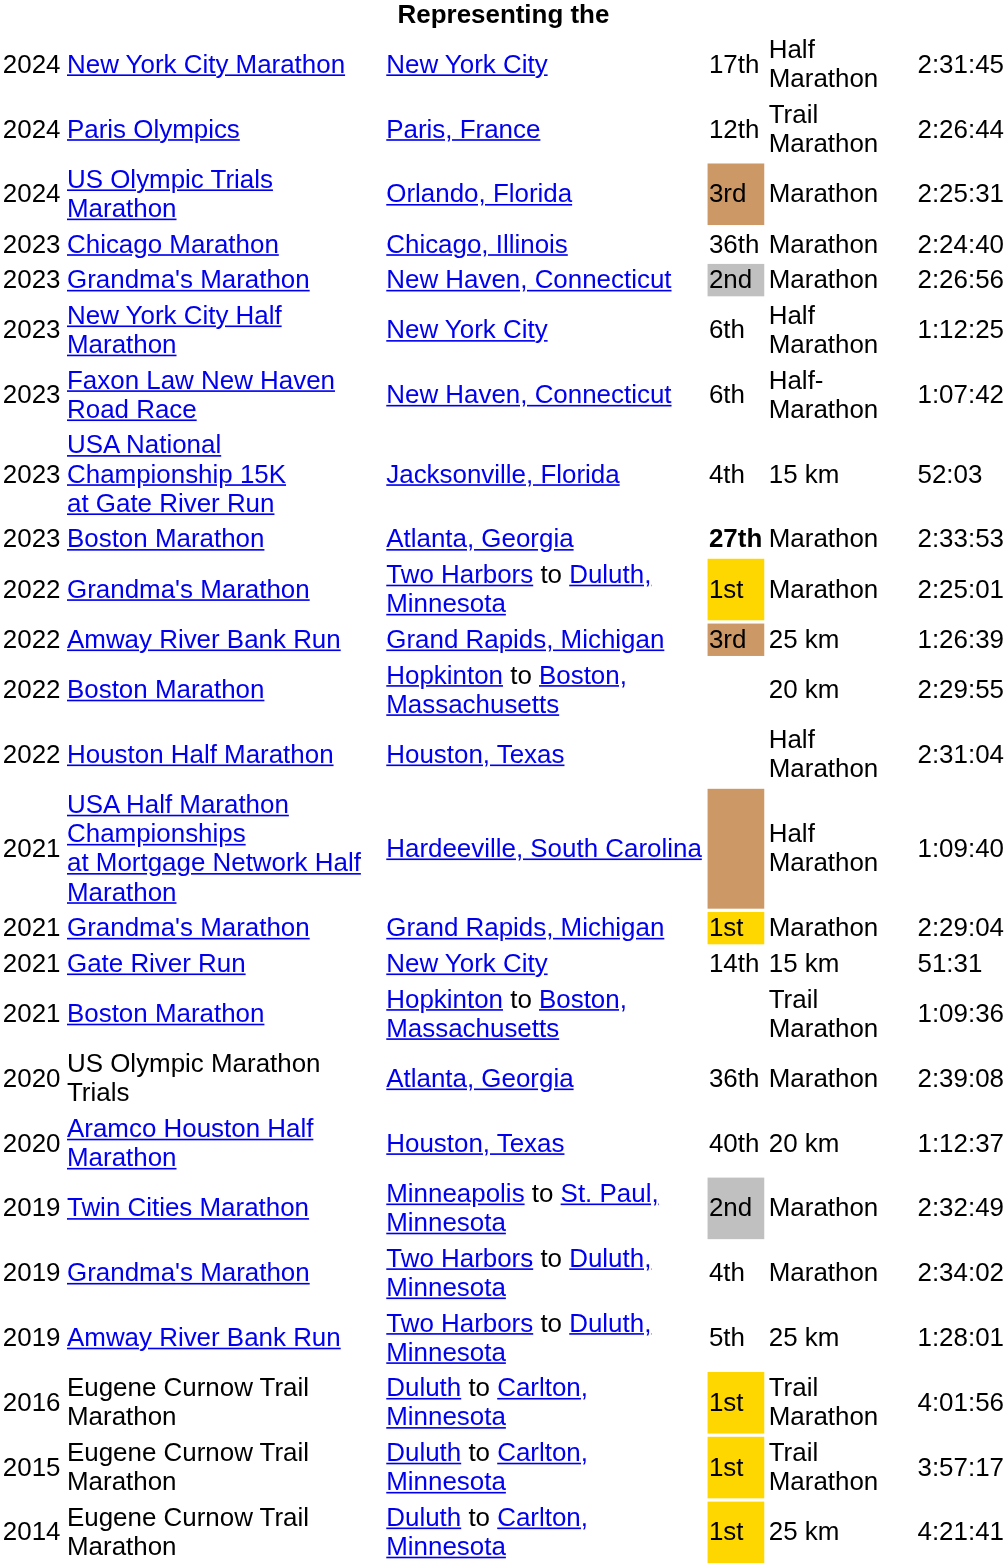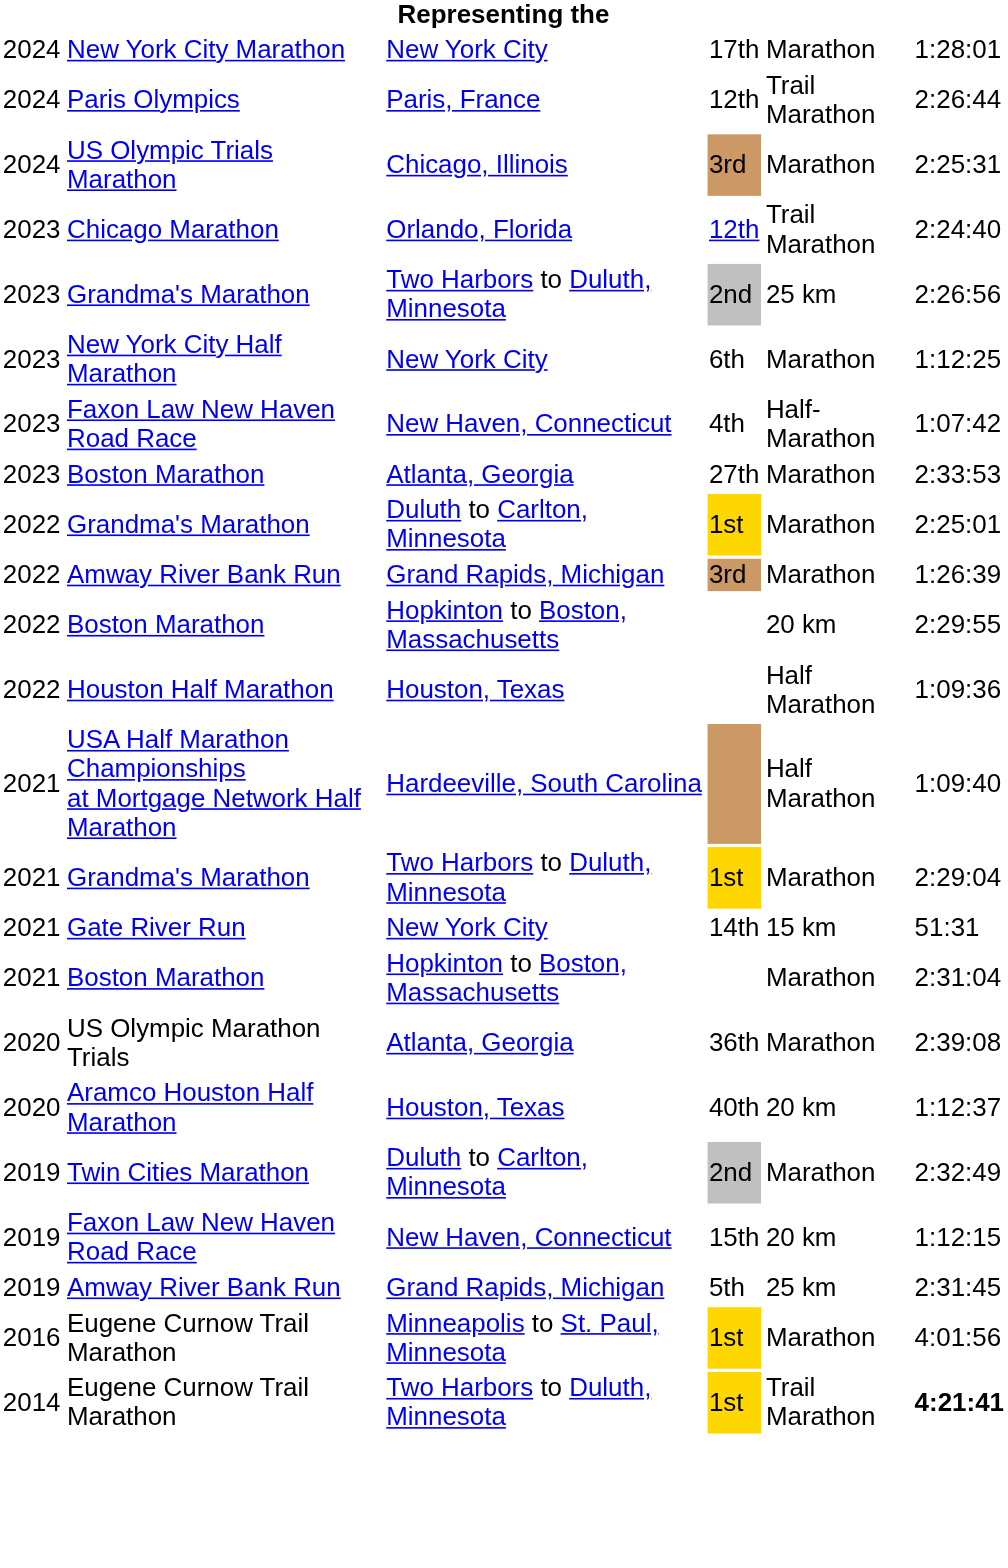(823, 64) Half Marathon -> (821, 49) Marathon
(961, 64) 2:31:45 -> (958, 49) 1:28:01
(479, 193) Orlando, Florida -> (477, 164) Chicago, Illinois
(477, 244) Chicago, Illinois -> (479, 229) Orlando, Florida
(734, 244) 36th -> (734, 229) 12th
(823, 244) Marathon -> (821, 229) Trail Marathon
(529, 279) New Haven, Connecticut -> (519, 294) Two Harbors to Duluth, Minnesota
(823, 279) Marathon -> (801, 294) 25 km
(823, 330) Half Marathon -> (821, 359) Marathon
(727, 394) 6th -> (727, 423) 4th
- row: (32, 474)
(736, 539) bold -> (734, 474) normal
(519, 589) Two Harbors to Duluth, Minnesota -> (487, 524) Duluth to Carlton, Minnesota
(804, 639) 25 km -> (821, 574) Marathon
(961, 754) 2:31:04 -> (958, 689) 1:09:36
(525, 927) Grand Rapids, Michigan -> (519, 877) Two Harbors to Duluth, Minnesota
(823, 1013) Trail Marathon -> (821, 978) Marathon
(961, 1013) 1:09:36 -> (958, 978) 2:31:04
(522, 1208) Minneapolis to St. Paul, Minnesota -> (487, 1172) Duluth to Carlton, Minnesota
+ row: (32, 1237)
- row: (32, 1272)
(519, 1337) Two Harbors to Duluth, Minnesota -> (525, 1287) Grand Rapids, Michigan
(961, 1337) 1:28:01 -> (958, 1287) 2:31:45
(487, 1402) Duluth to Carlton, Minnesota -> (522, 1337) Minneapolis to St. Paul, Minnesota
(823, 1402) Trail Marathon -> (821, 1337) Marathon
- row: (32, 1467)
(487, 1532) Duluth to Carlton, Minnesota -> (519, 1402) Two Harbors to Duluth, Minnesota
(804, 1532) 25 km -> (821, 1402) Trail Marathon
(961, 1532) normal -> (959, 1402) bold
